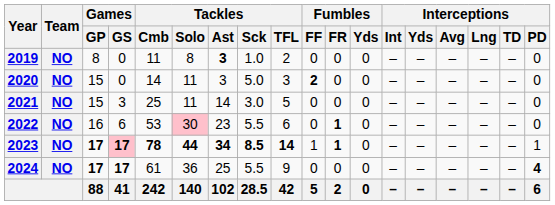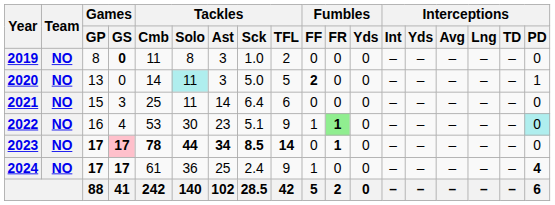(122, 59) normal -> (122, 59) bold
(223, 59) bold -> (223, 59) normal
(96, 80) 15 -> (96, 80) 13
(190, 80) no background -> (190, 80) paleturquoise background
(286, 80) 3 -> (286, 80) 5
(537, 80) 0 -> (537, 80) 1
(254, 102) 3.0 -> (254, 102) 6.4
(286, 102) 5 -> (286, 102) 6
(122, 124) 6 -> (122, 124) 4
(190, 124) pink background -> (190, 124) no background
(254, 124) 5.5 -> (254, 124) 5.1
(286, 124) 6 -> (286, 124) 9
(314, 124) 0 -> (314, 124) 1
(338, 124) no background -> (338, 124) lightgreen background
(537, 124) no background -> (537, 124) paleturquoise background
(314, 146) 1 -> (314, 146) 0
(537, 146) 1 -> (537, 146) 0
(254, 168) 5.5 -> (254, 168) 2.4
(314, 168) 0 -> (314, 168) 1
